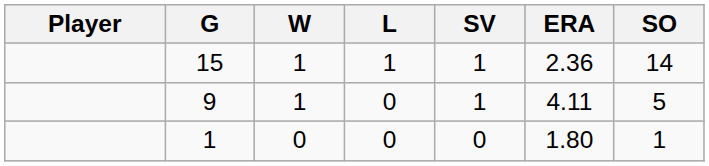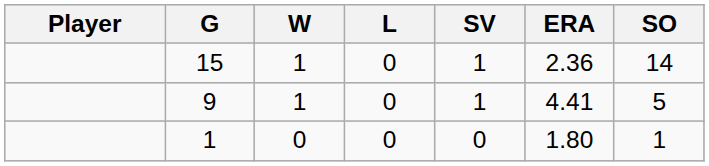(390, 62) 1 -> (390, 62) 0
(569, 101) 4.11 -> (569, 101) 4.41
